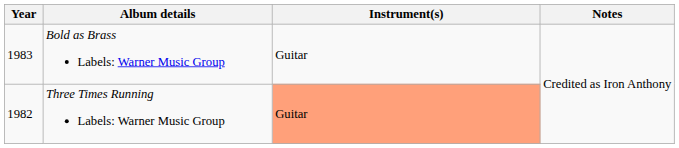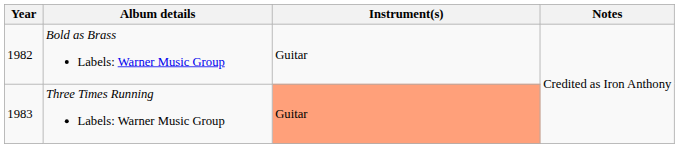(20, 54) 1983 -> (20, 54) 1982
(20, 113) 1982 -> (20, 113) 1983
